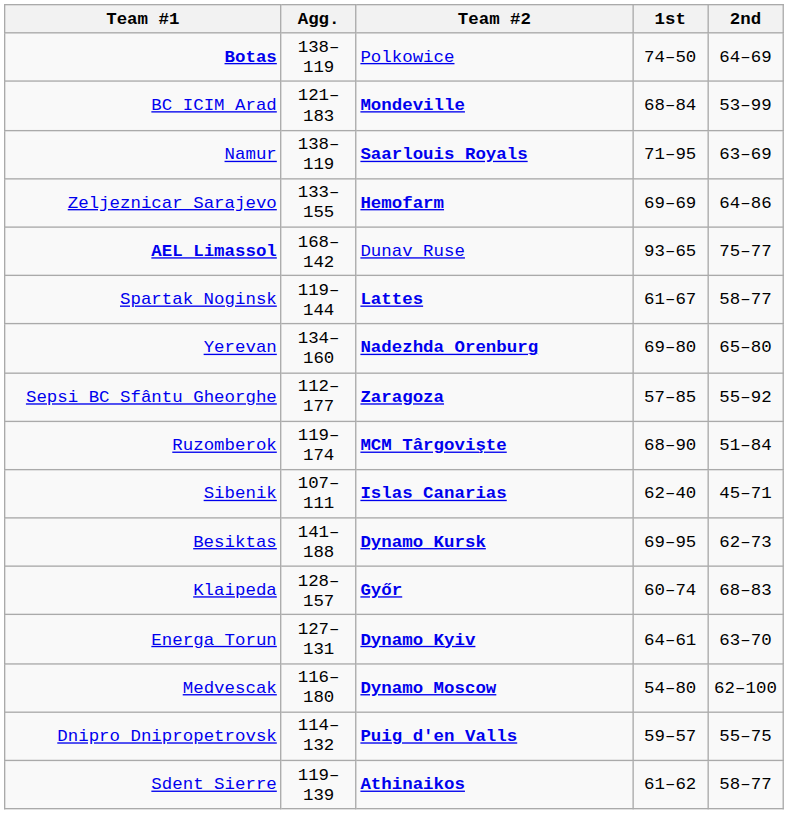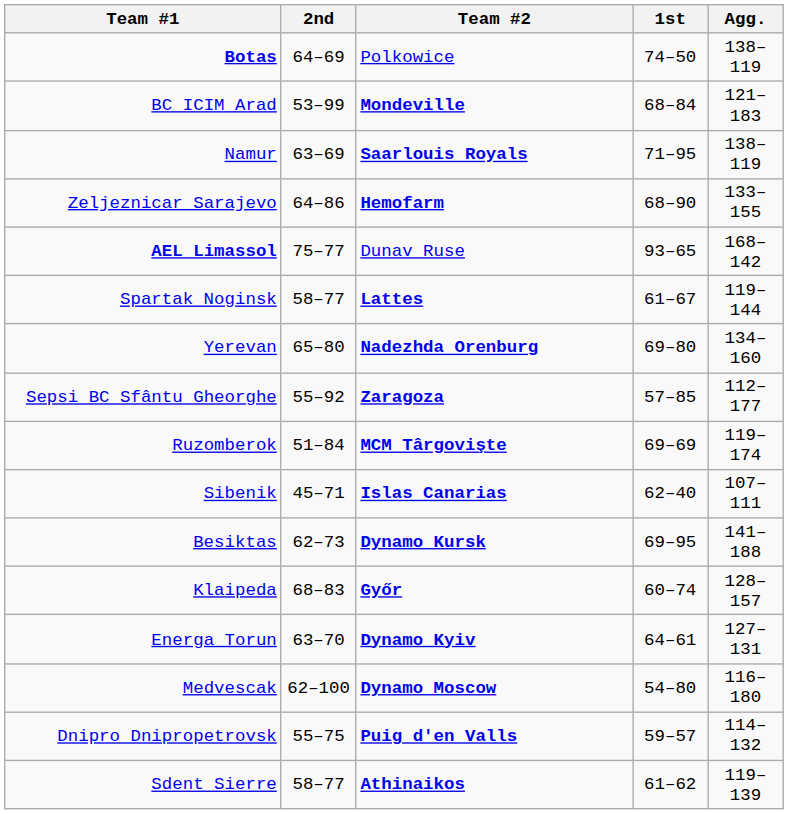columns swapped: (319, 19) <-> (745, 19)
(670, 203) 69–69 -> (670, 203) 68–90
(670, 445) 68–90 -> (670, 445) 69–69
